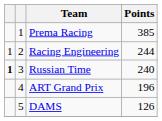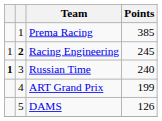(21, 50) normal -> (21, 50) bold
(146, 50) 244 -> (146, 50) 245
(146, 87) 196 -> (146, 87) 199
